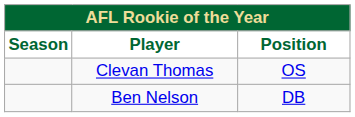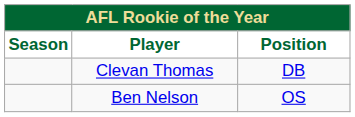(294, 71) OS -> (294, 71) DB
(294, 97) DB -> (294, 97) OS
